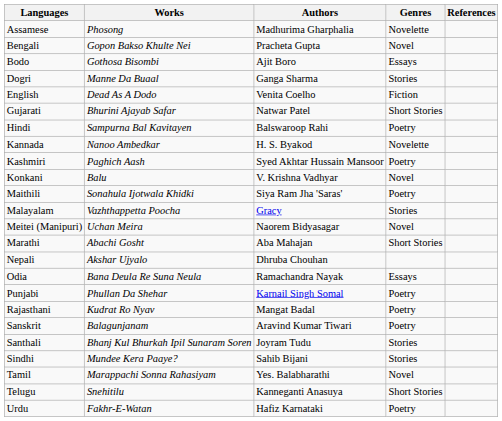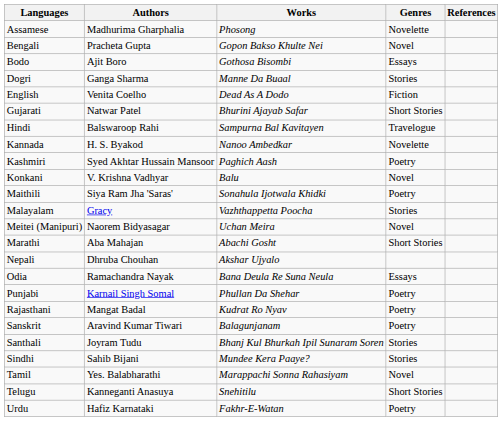columns swapped: (320, 12) <-> (169, 12)
(402, 128) Poetry -> (412, 128) Travelogue
